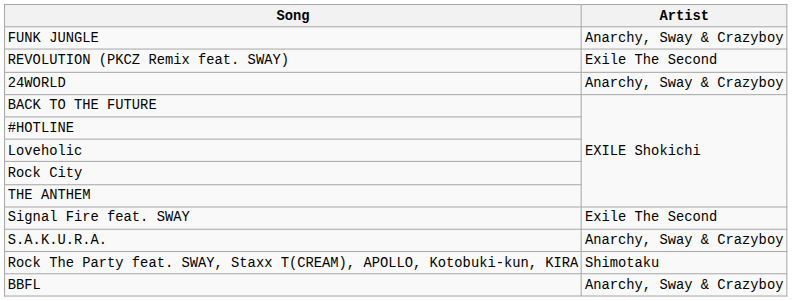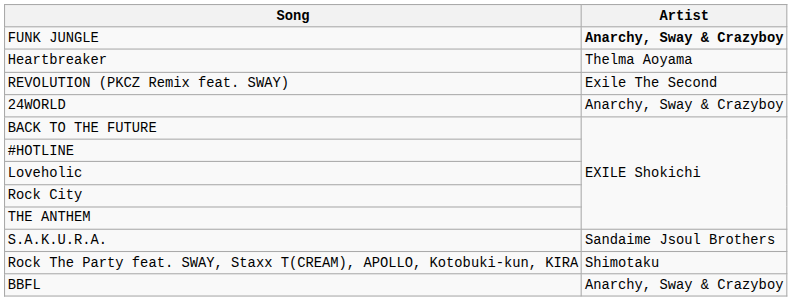(684, 38) normal -> (684, 38) bold
+ row: (57, 61)
- row: (99, 218)
(684, 240) Anarchy, Sway & Crazyboy -> (680, 240) Sandaime Jsoul Brothers
